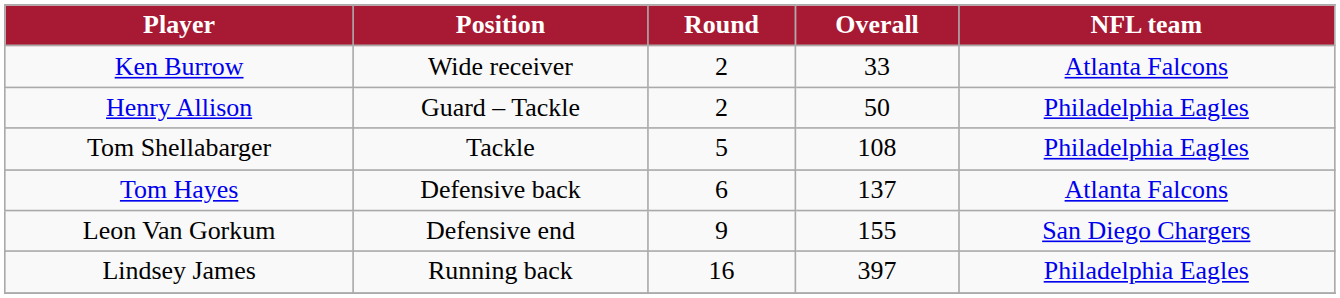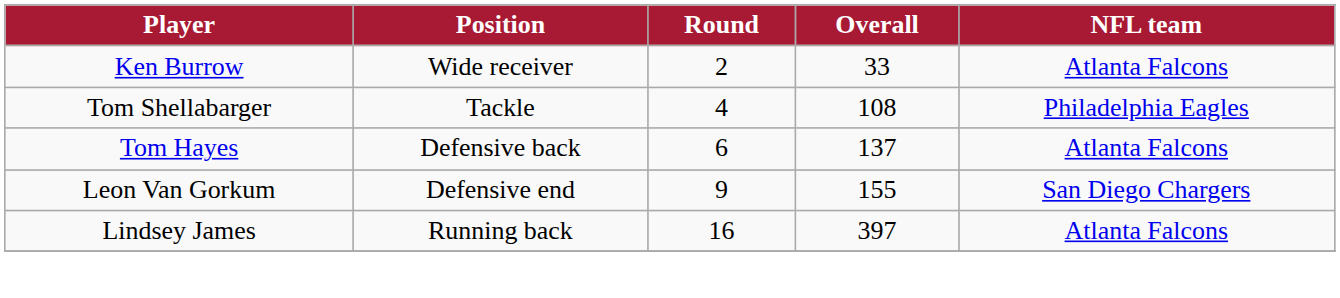- row: (179, 107)
(722, 148) 5 -> (722, 107) 4
(1146, 271) Philadelphia Eagles -> (1146, 230) Atlanta Falcons
